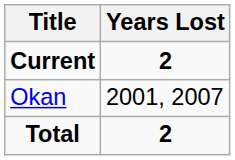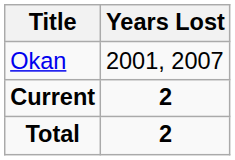rows swapped: (53, 60) <-> (38, 97)
